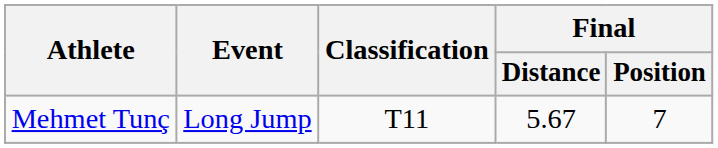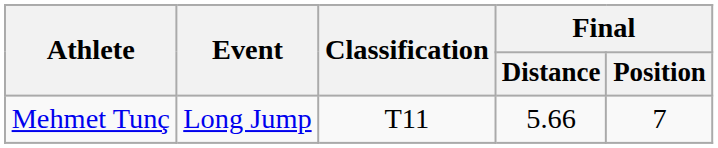(551, 119) 5.67 -> (551, 119) 5.66
